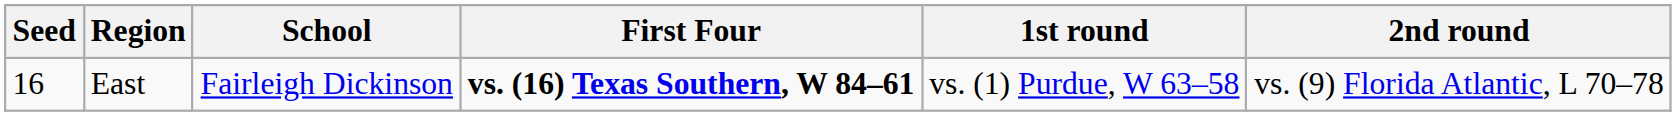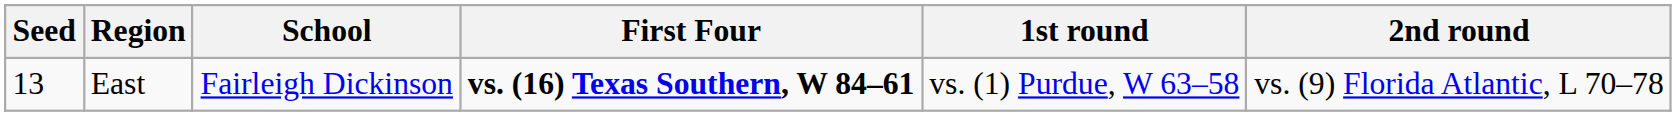(28, 83) 16 -> (28, 83) 13
